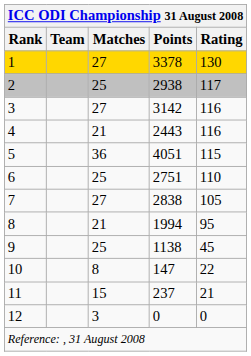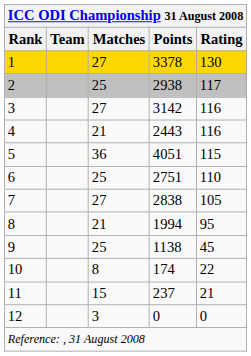(164, 270) 147 -> (164, 270) 174
